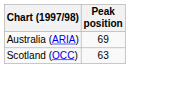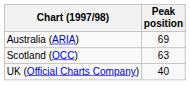+ row: (73, 71)
